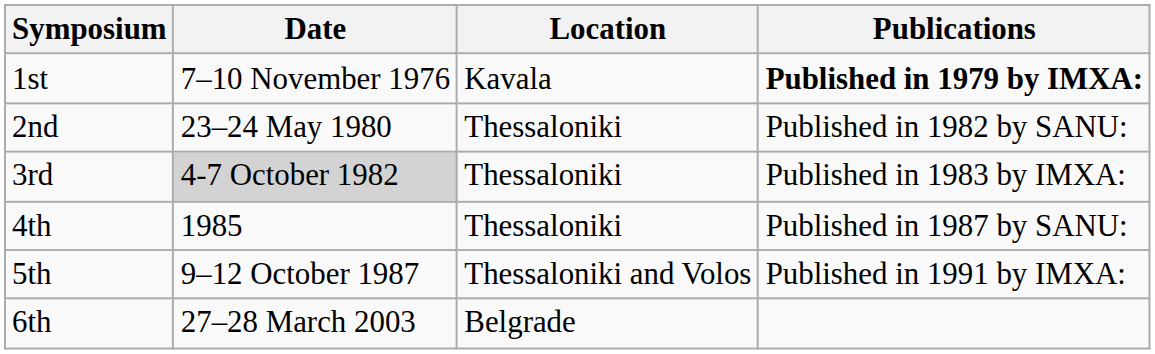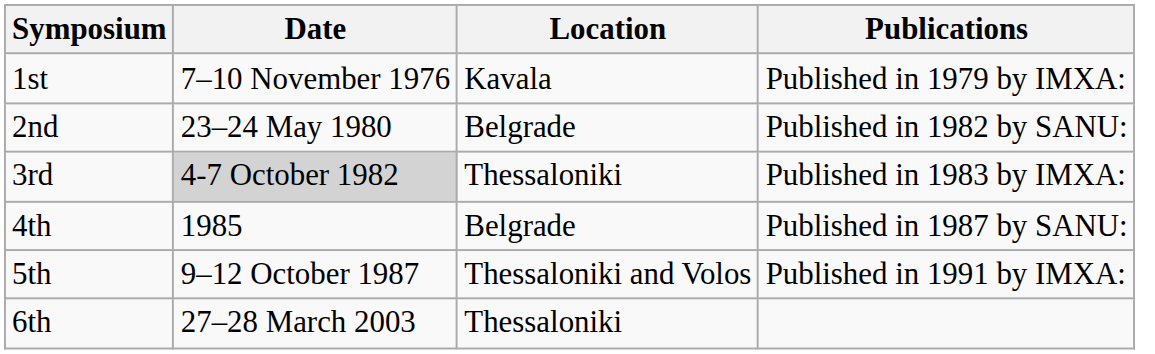(954, 77) bold -> (946, 77) normal
(543, 126) Thessaloniki -> (520, 126) Belgrade
(543, 224) Thessaloniki -> (520, 224) Belgrade
(520, 322) Belgrade -> (543, 322) Thessaloniki
